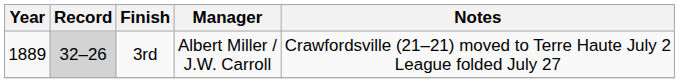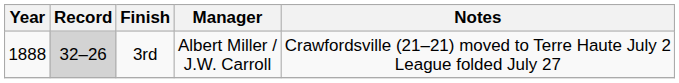(27, 54) 1889 -> (27, 54) 1888
